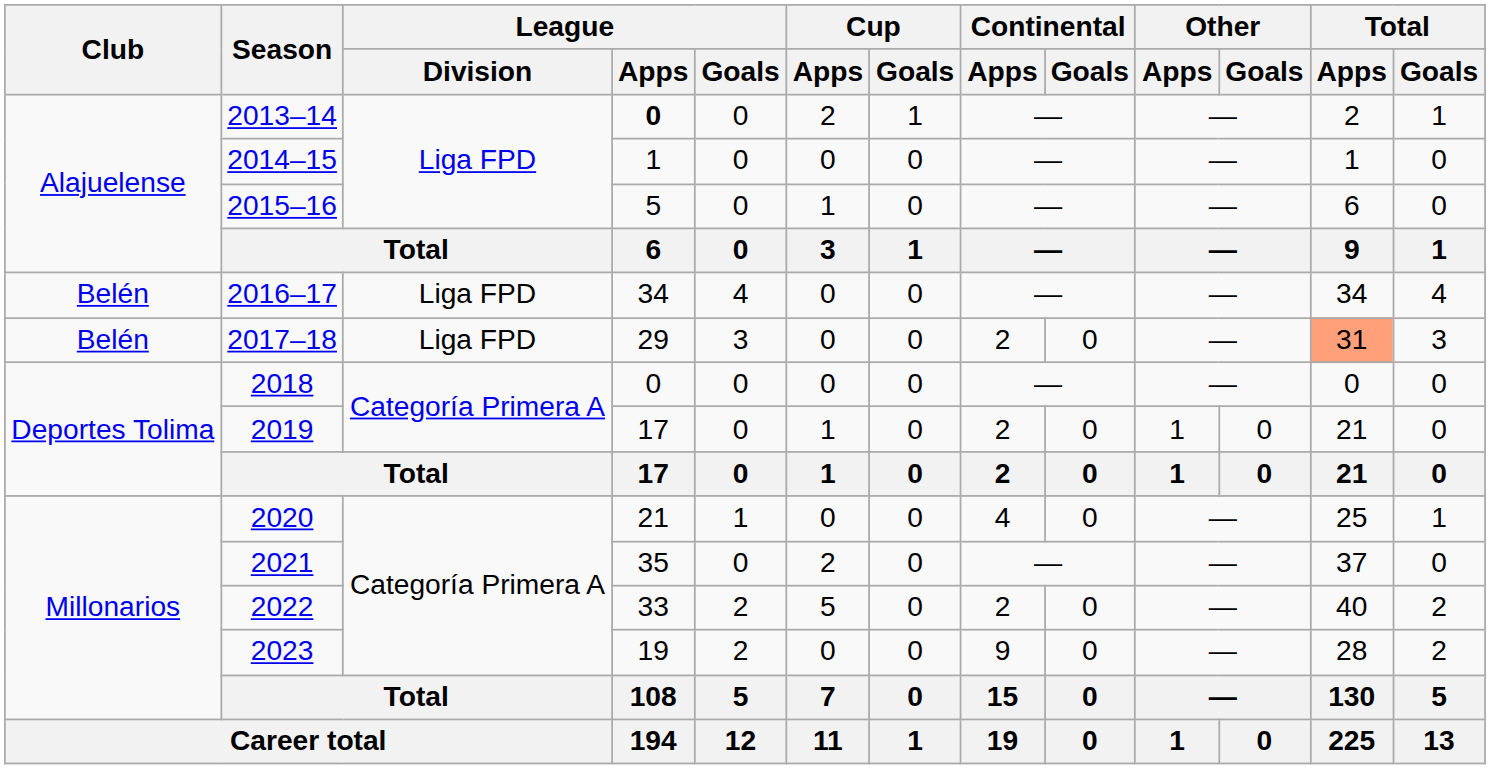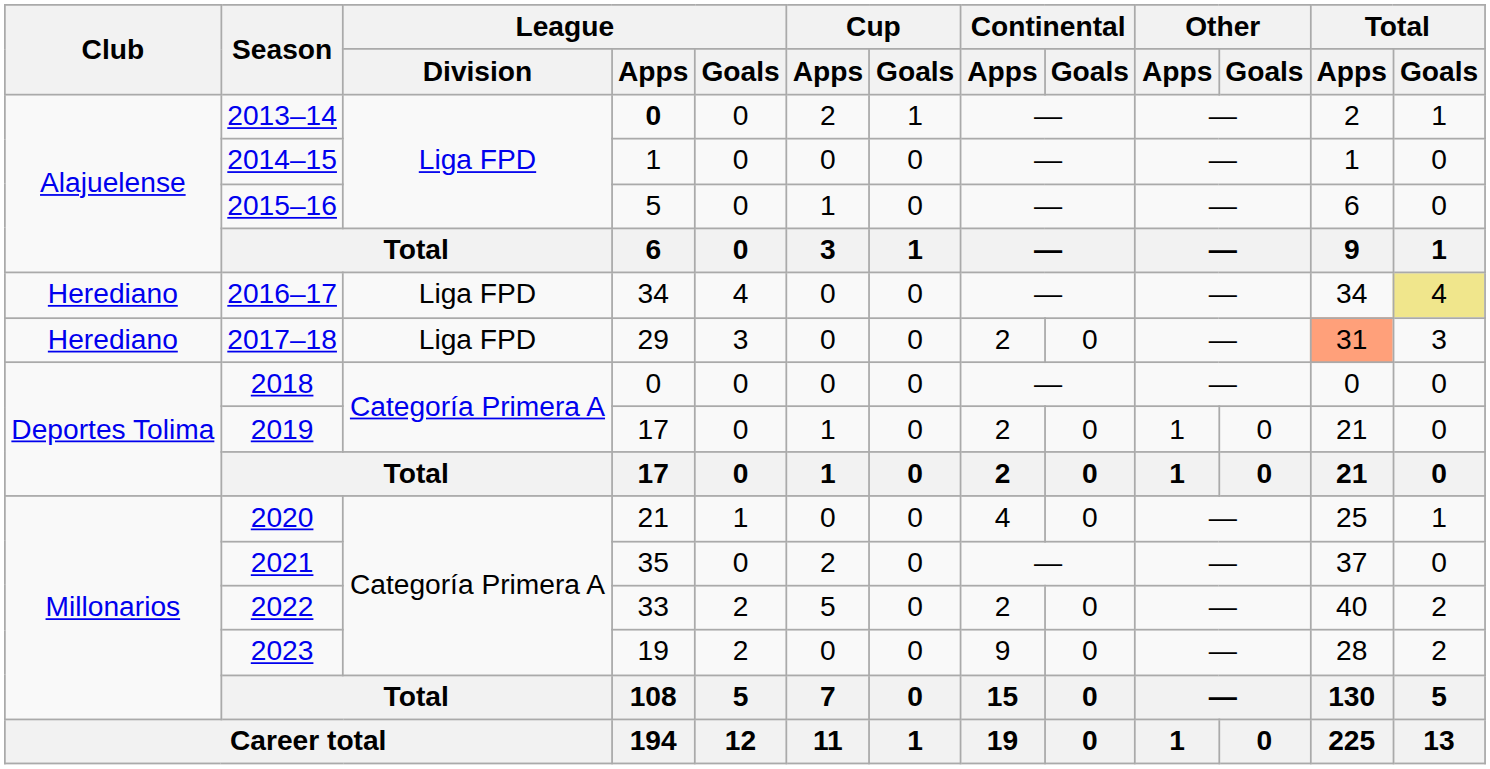(113, 294) Belén -> (113, 294) Herediano
(1439, 294) no background -> (1439, 294) khaki background
(113, 339) Belén -> (113, 339) Herediano
